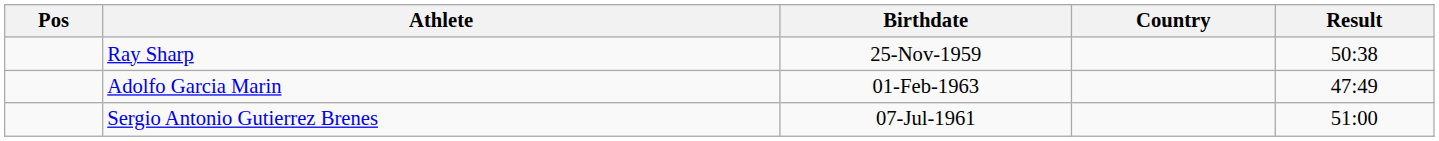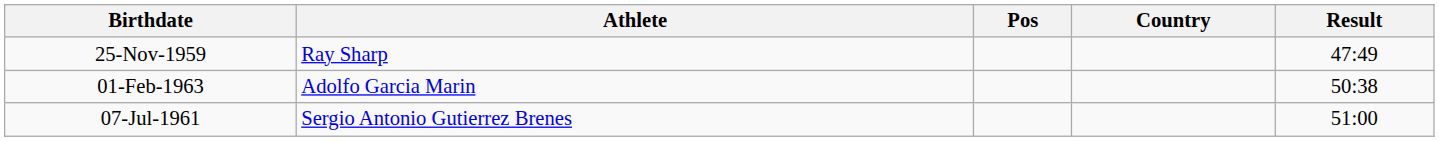columns swapped: (54, 20) <-> (926, 20)
(1354, 53) 50:38 -> (1354, 53) 47:49
(1354, 86) 47:49 -> (1354, 86) 50:38
